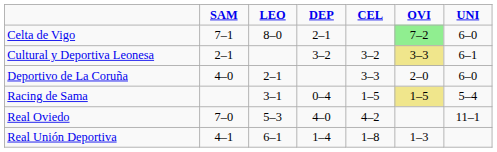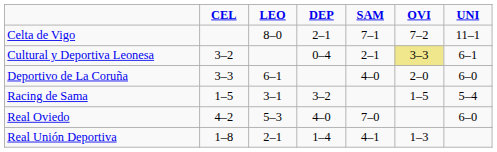columns swapped: (370, 15) <-> (224, 15)
(419, 35) lightgreen background -> (419, 35) no background
(468, 35) 6–0 -> (468, 35) 11–1
(321, 55) 3–2 -> (321, 55) 0–4
(273, 76) 2–1 -> (273, 76) 6–1
(321, 96) 0–4 -> (321, 96) 3–2
(419, 96) khaki background -> (419, 96) no background
(468, 117) 11–1 -> (468, 117) 6–0
(273, 137) 6–1 -> (273, 137) 2–1
